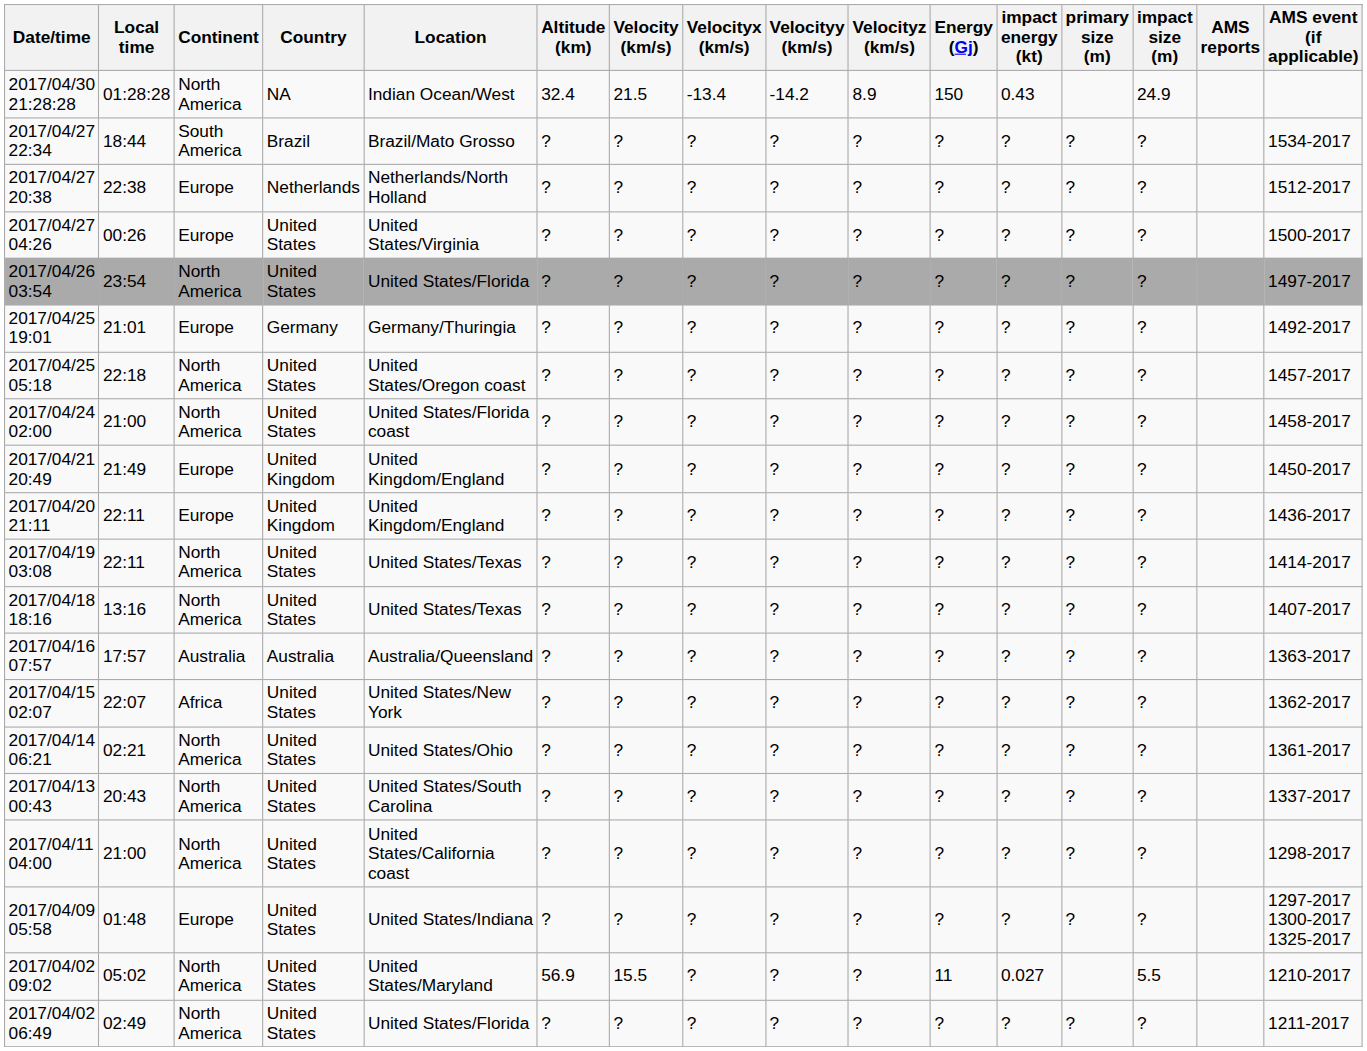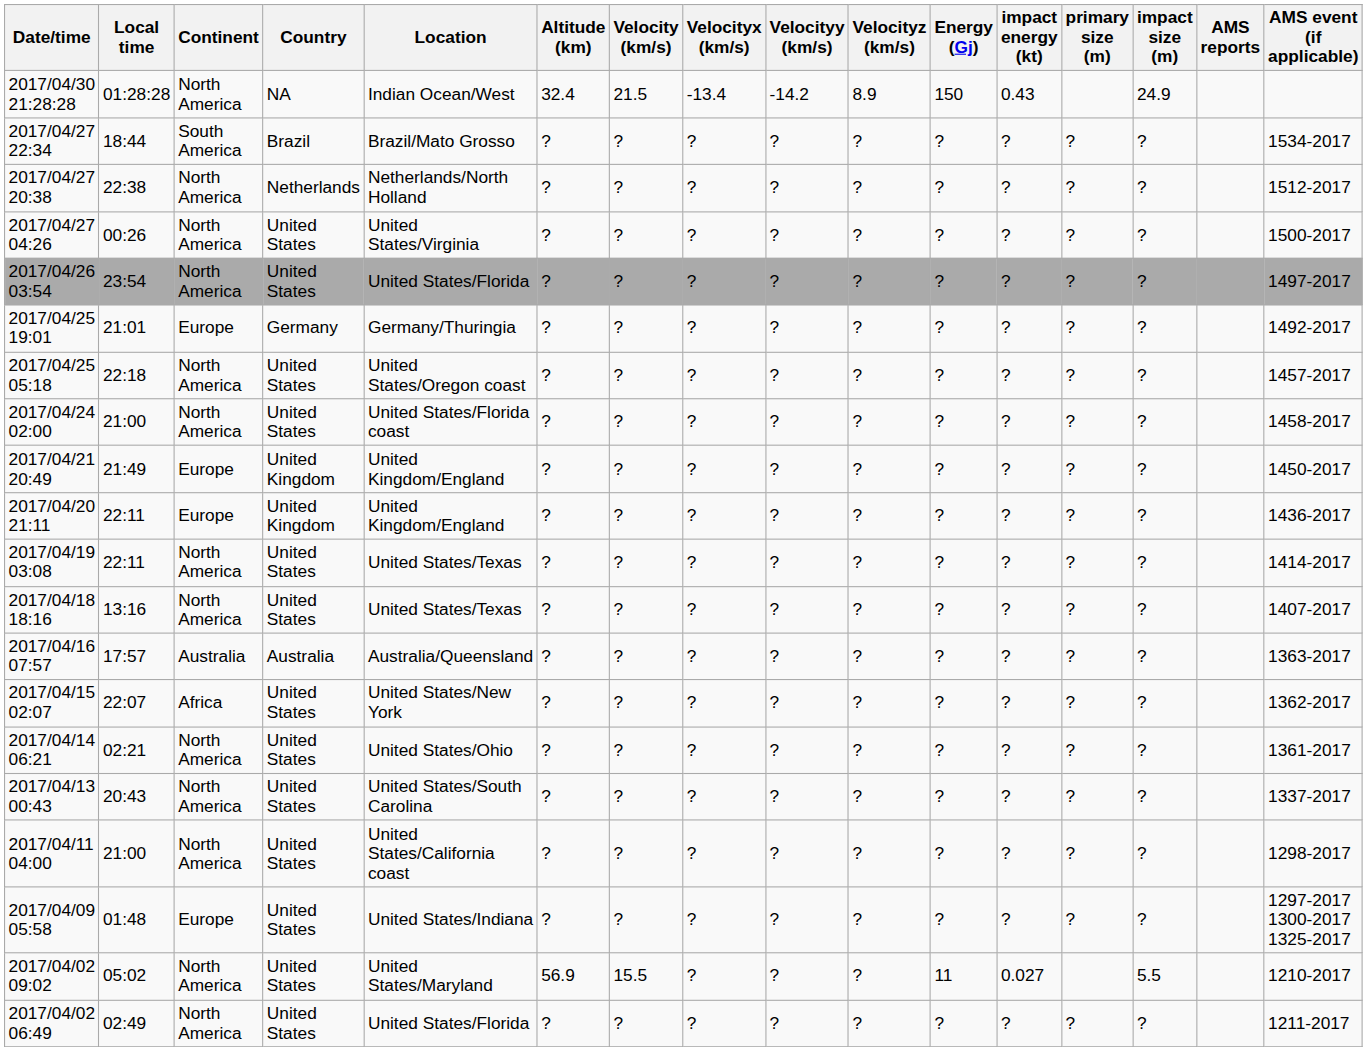(206, 187) Europe -> (210, 187) North America
(206, 234) Europe -> (210, 234) North America
